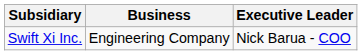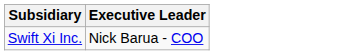- column: (159, 15)
